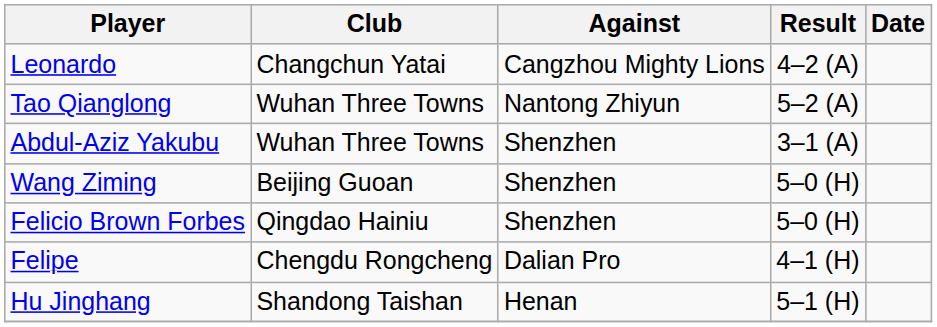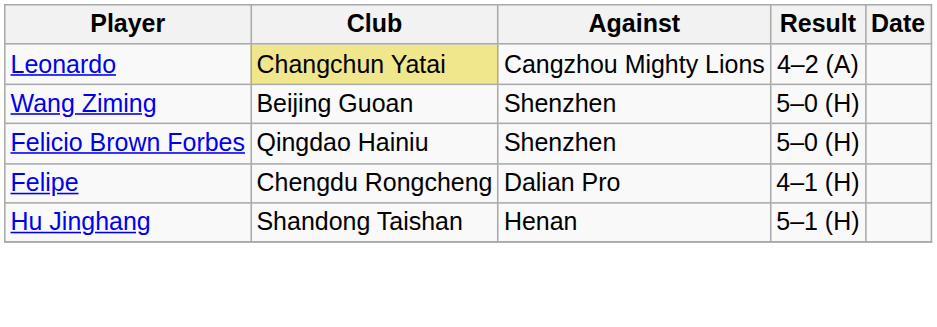(351, 63) no background -> (351, 63) khaki background
- row: (91, 103)
- row: (115, 143)
